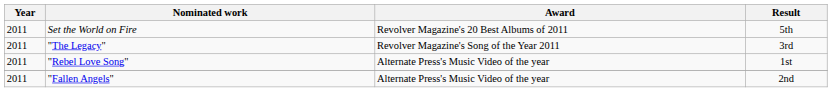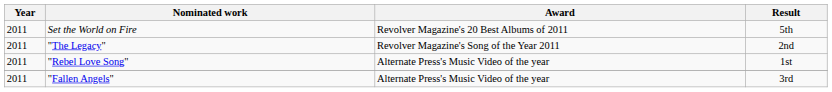(786, 45) 3rd -> (786, 45) 2nd
(786, 78) 2nd -> (786, 78) 3rd
